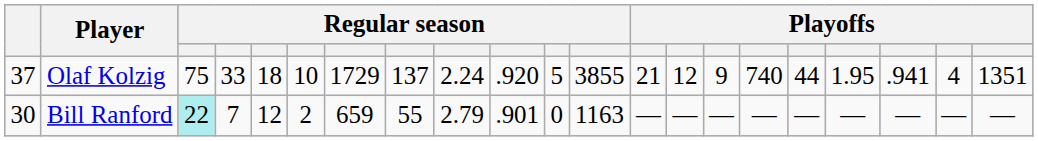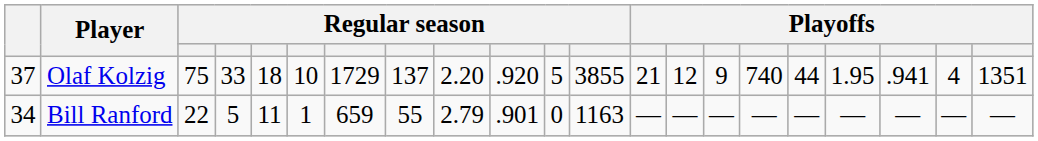(462, 75) 2.24 -> (462, 75) 2.20
(23, 114) 30 -> (23, 114) 34
(196, 114) paleturquoise background -> (196, 114) no background
(233, 114) 7 -> (233, 114) 5
(269, 114) 12 -> (269, 114) 11
(306, 114) 2 -> (306, 114) 1
